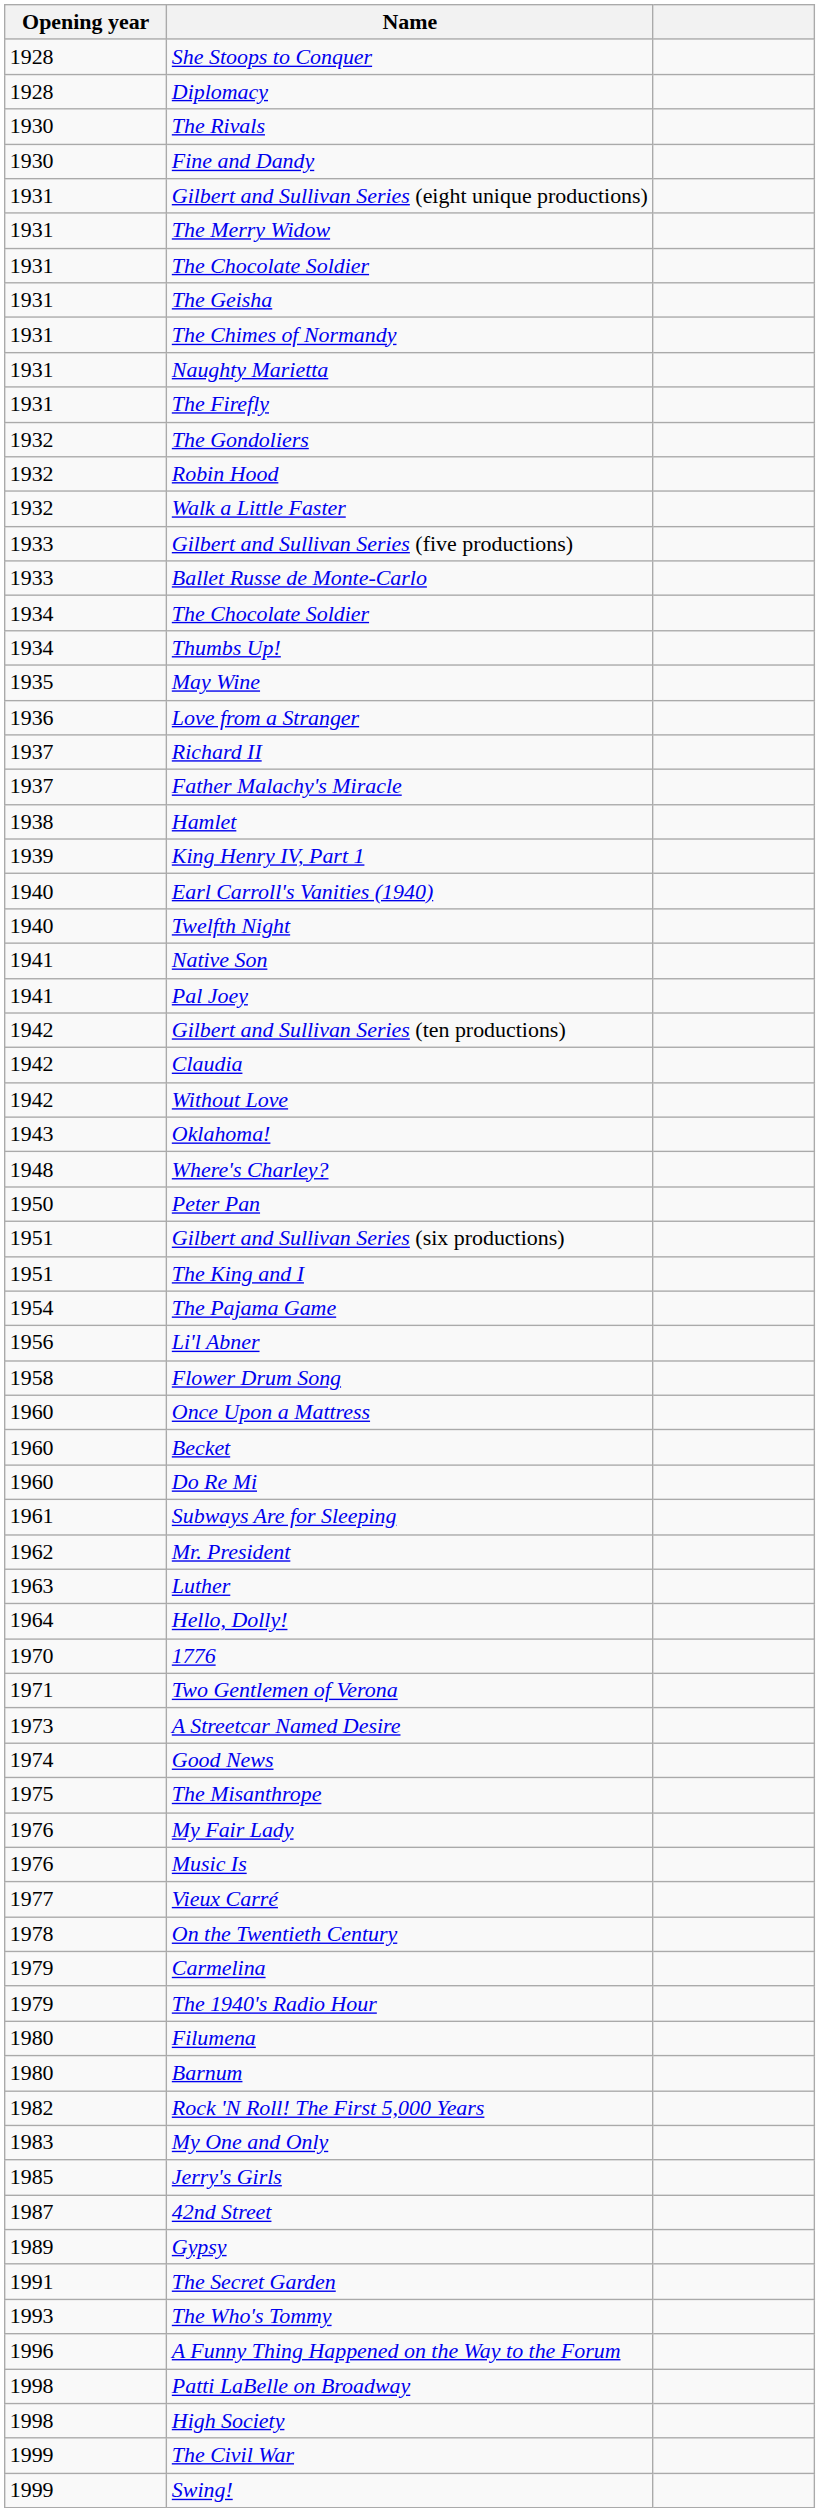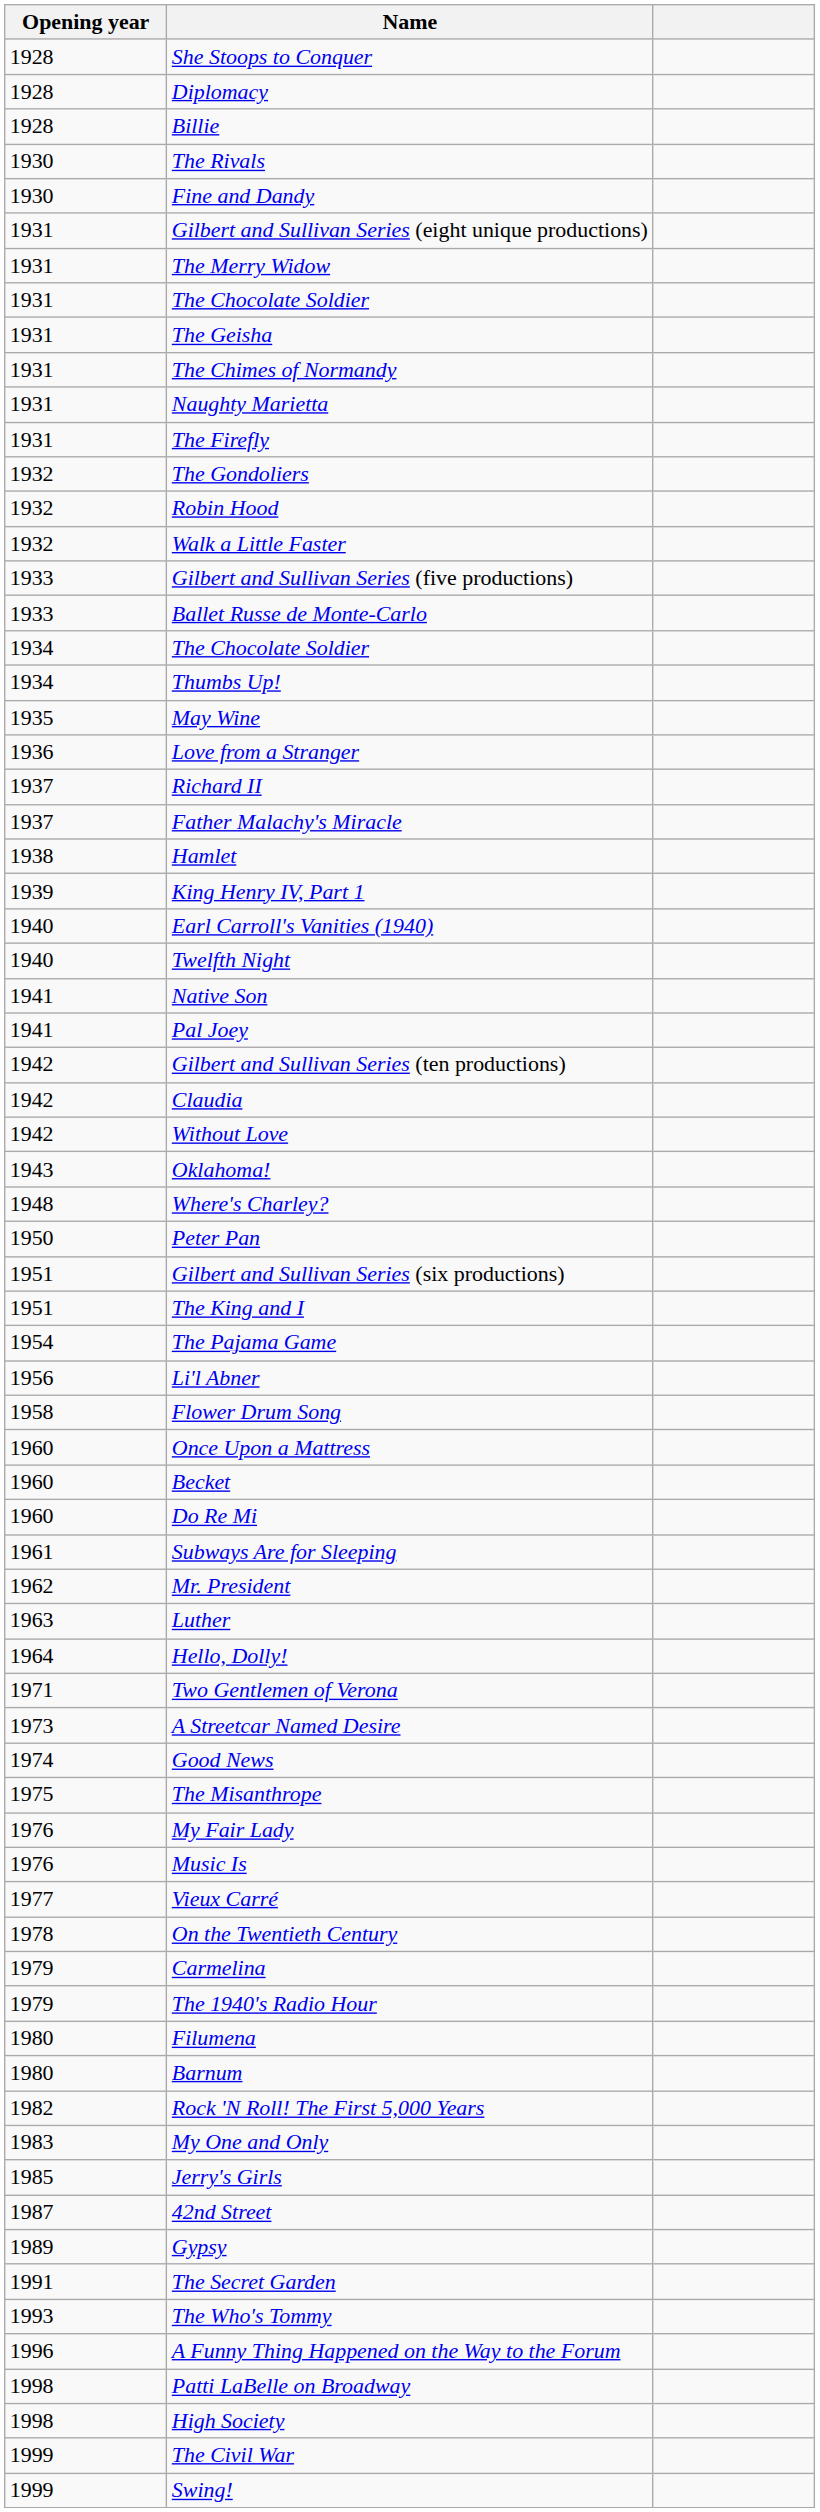+ row: (32, 126)
- row: (32, 1655)
